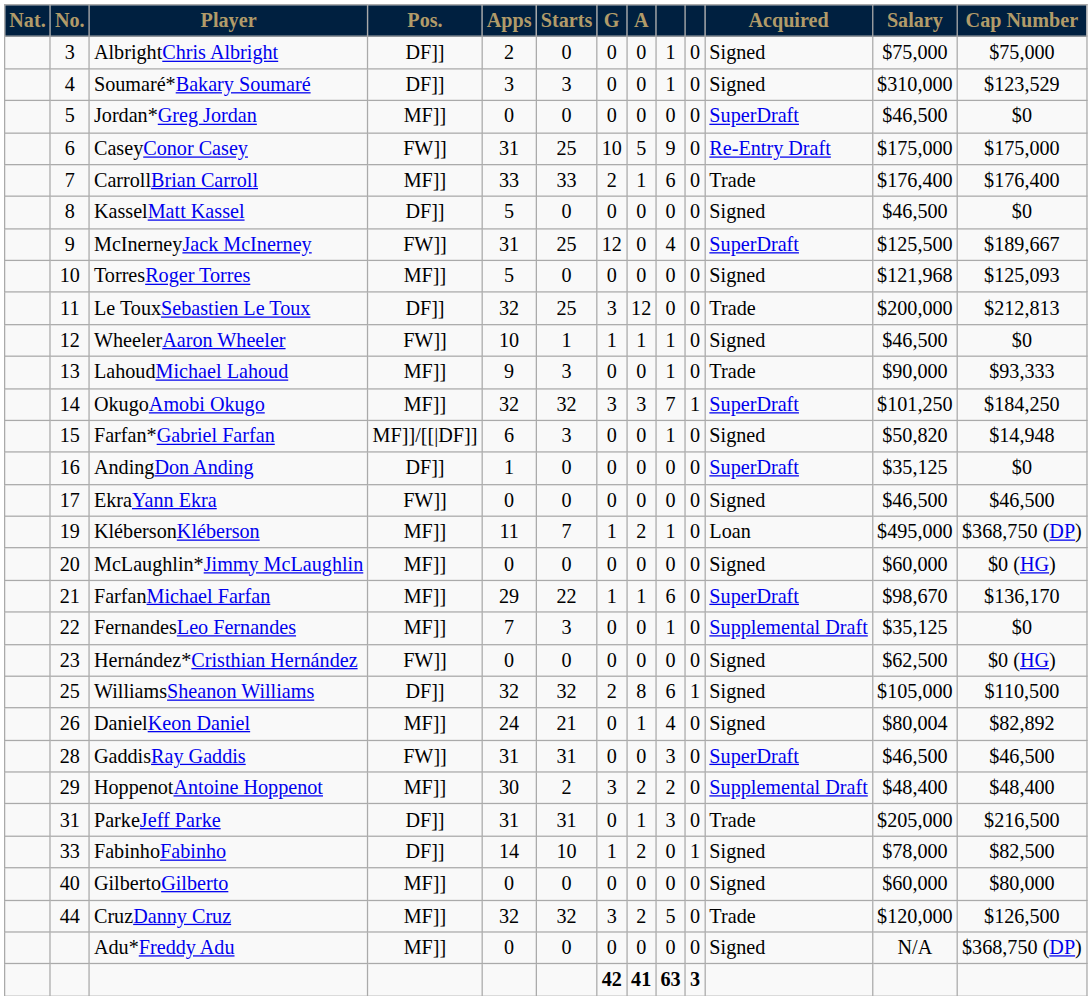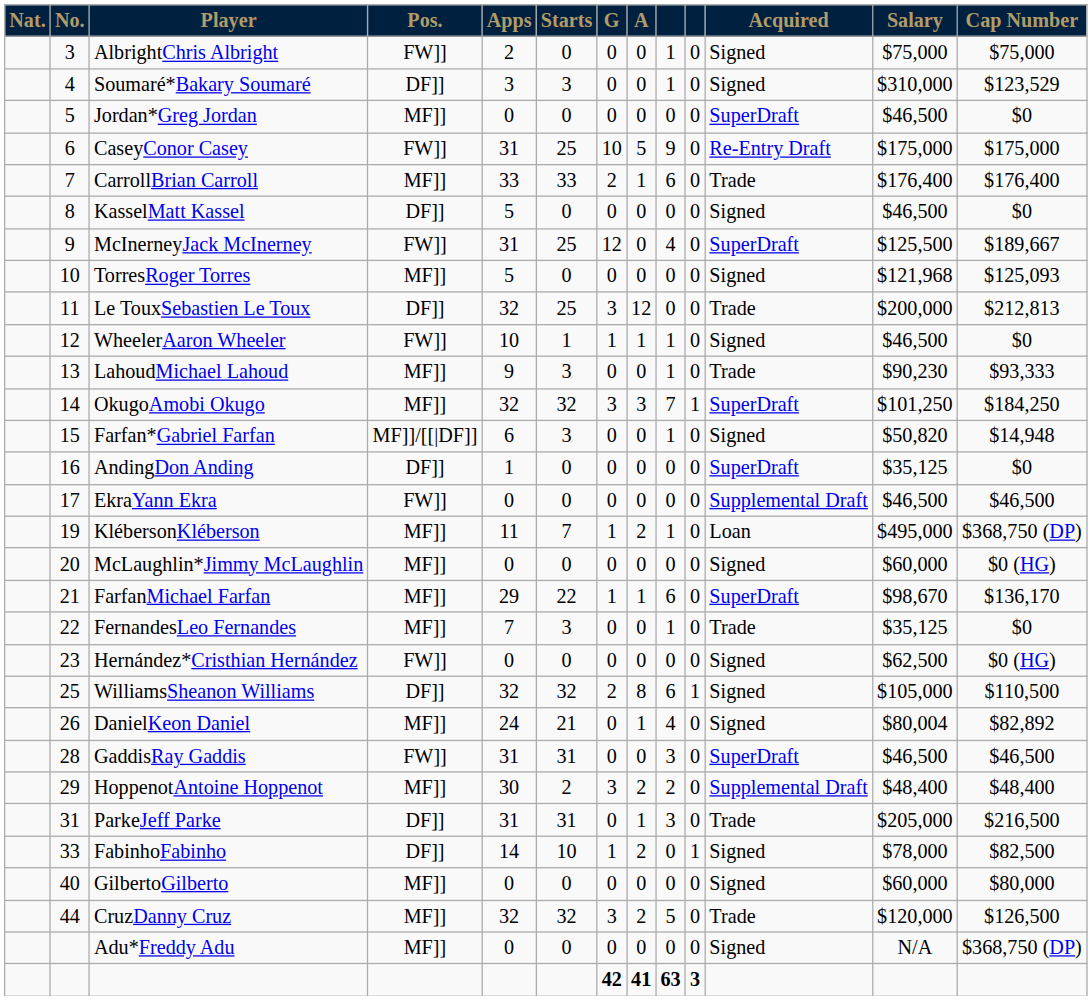(425, 52) DF]] -> (425, 52) FW]]
(915, 372) $90,000 -> (915, 372) $90,230
(737, 500) Signed -> (789, 500) Supplemental Draft
(789, 627) Supplemental Draft -> (733, 627) Trade
